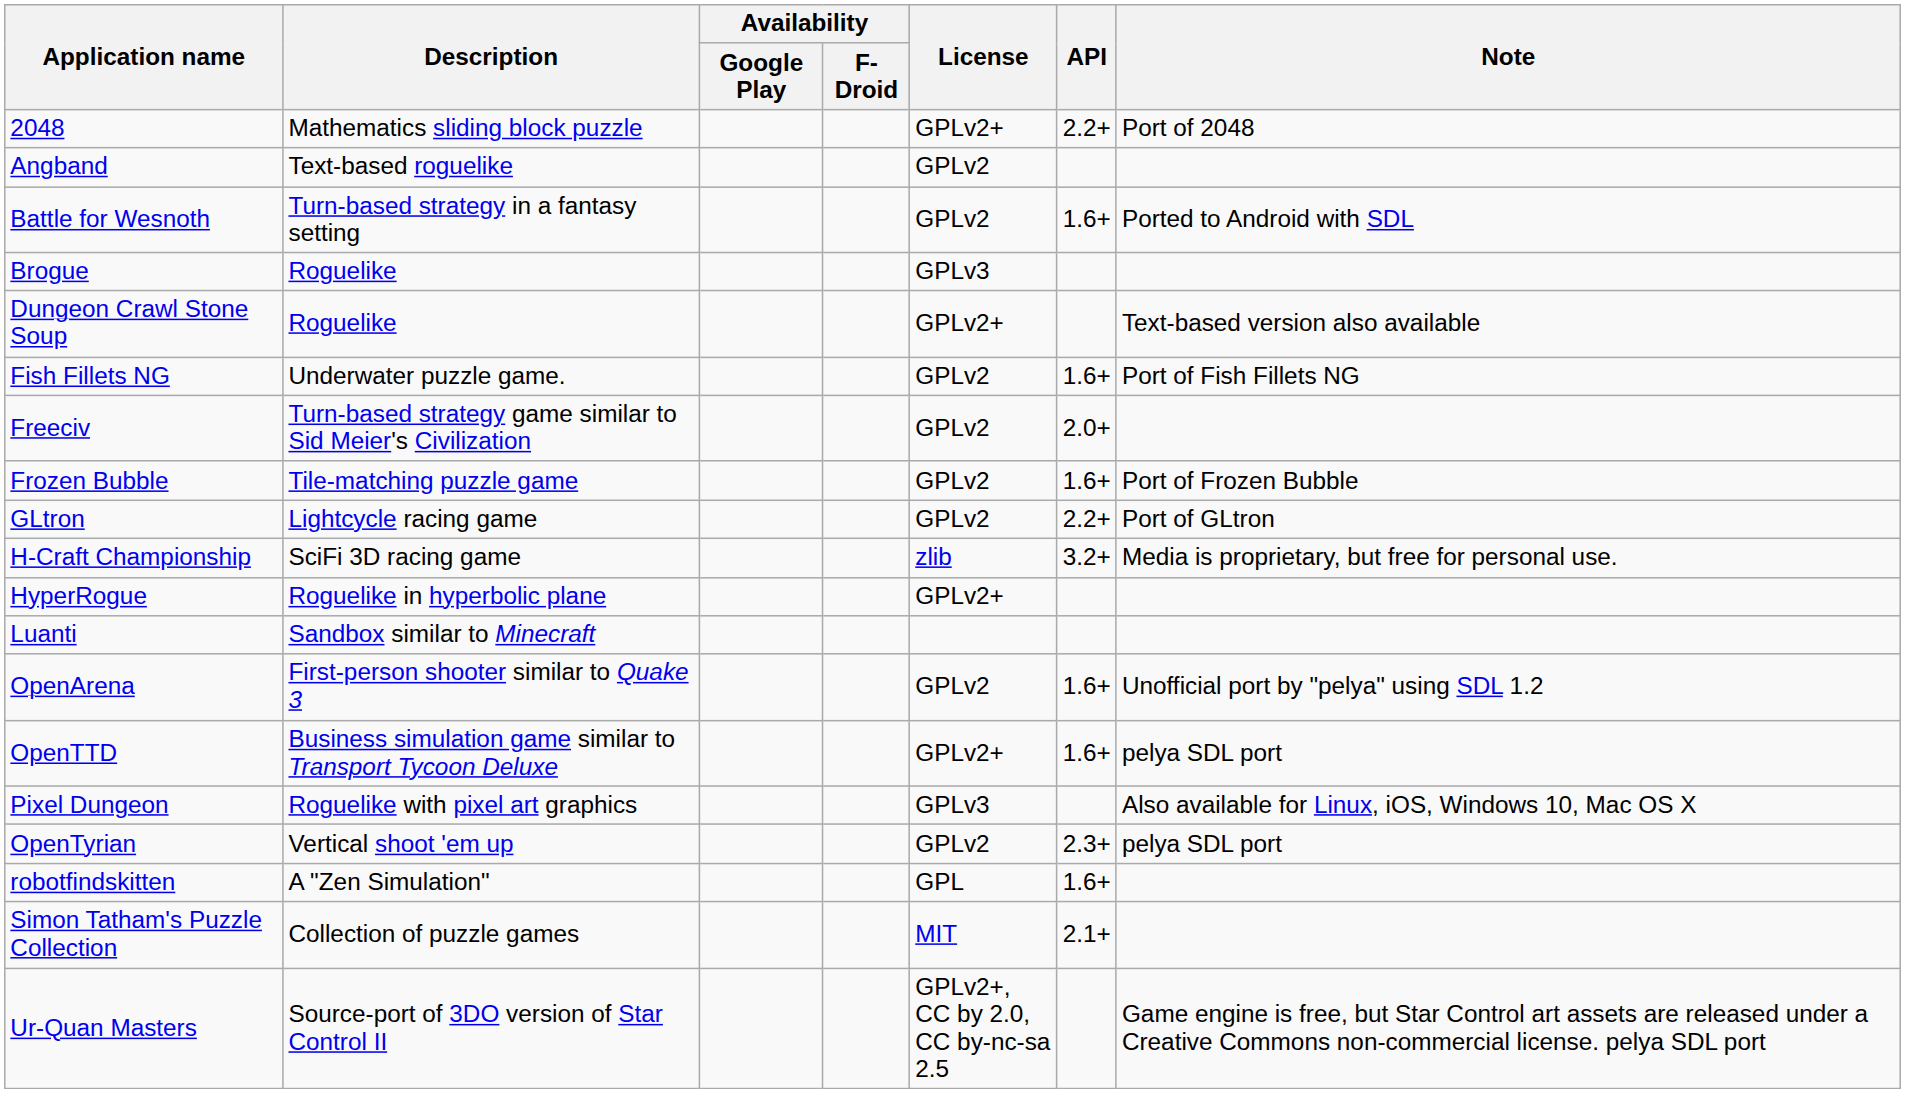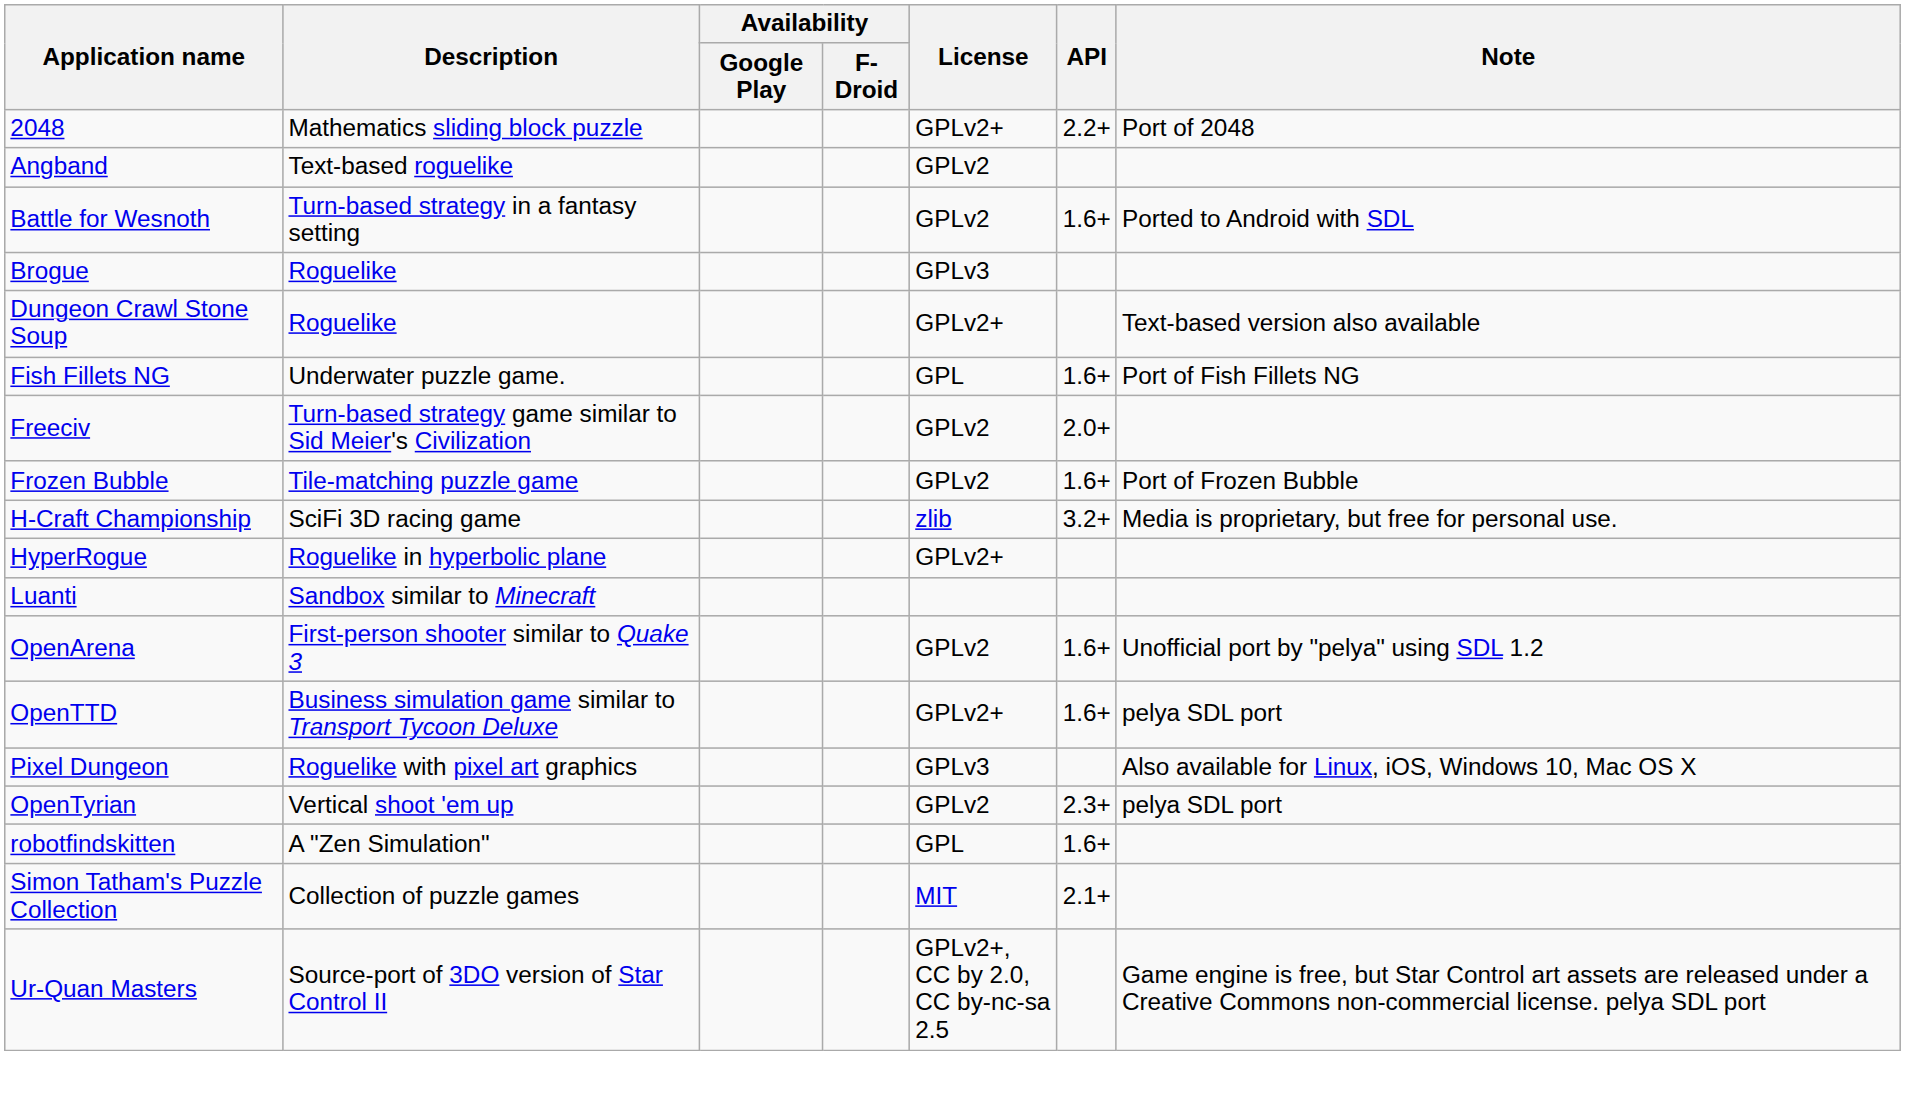(952, 375) GPLv2 -> (940, 375) GPL
- row: (48, 518)
